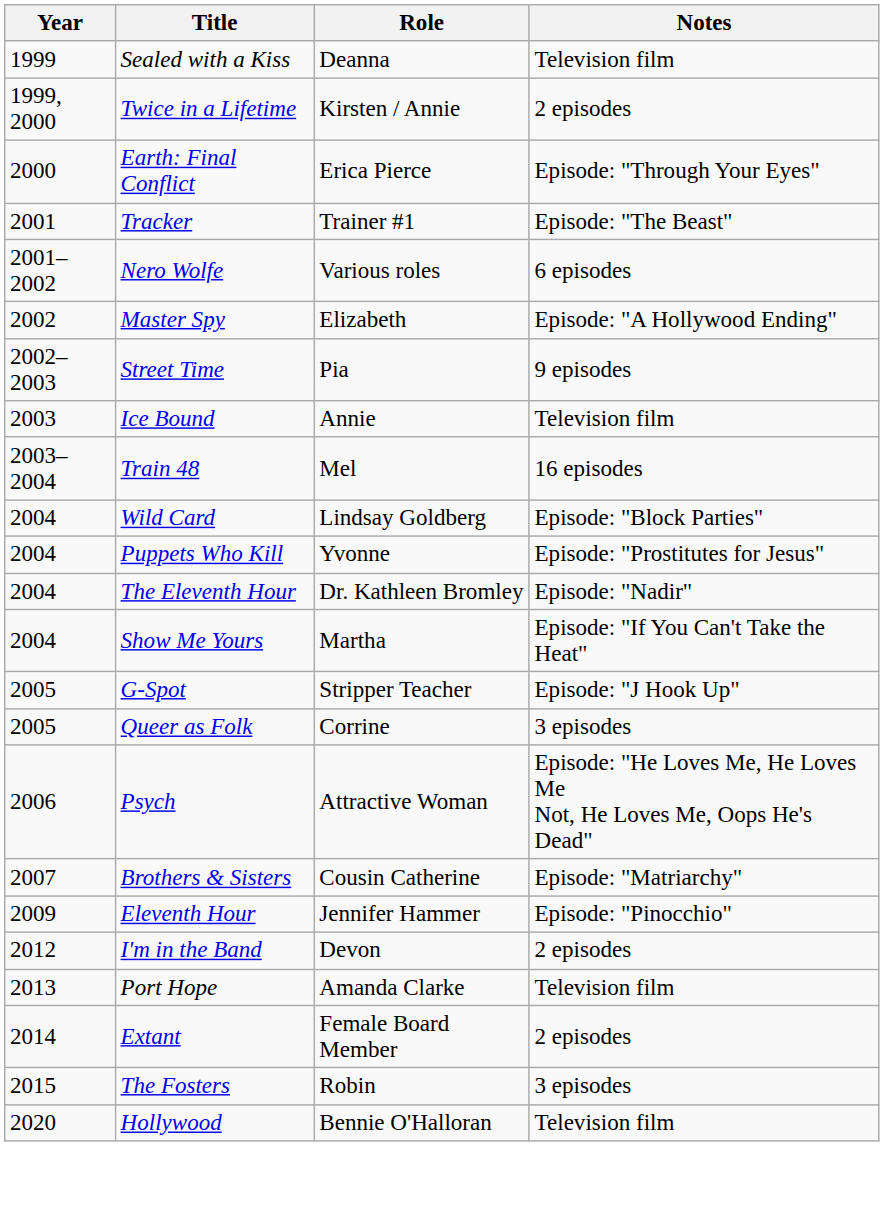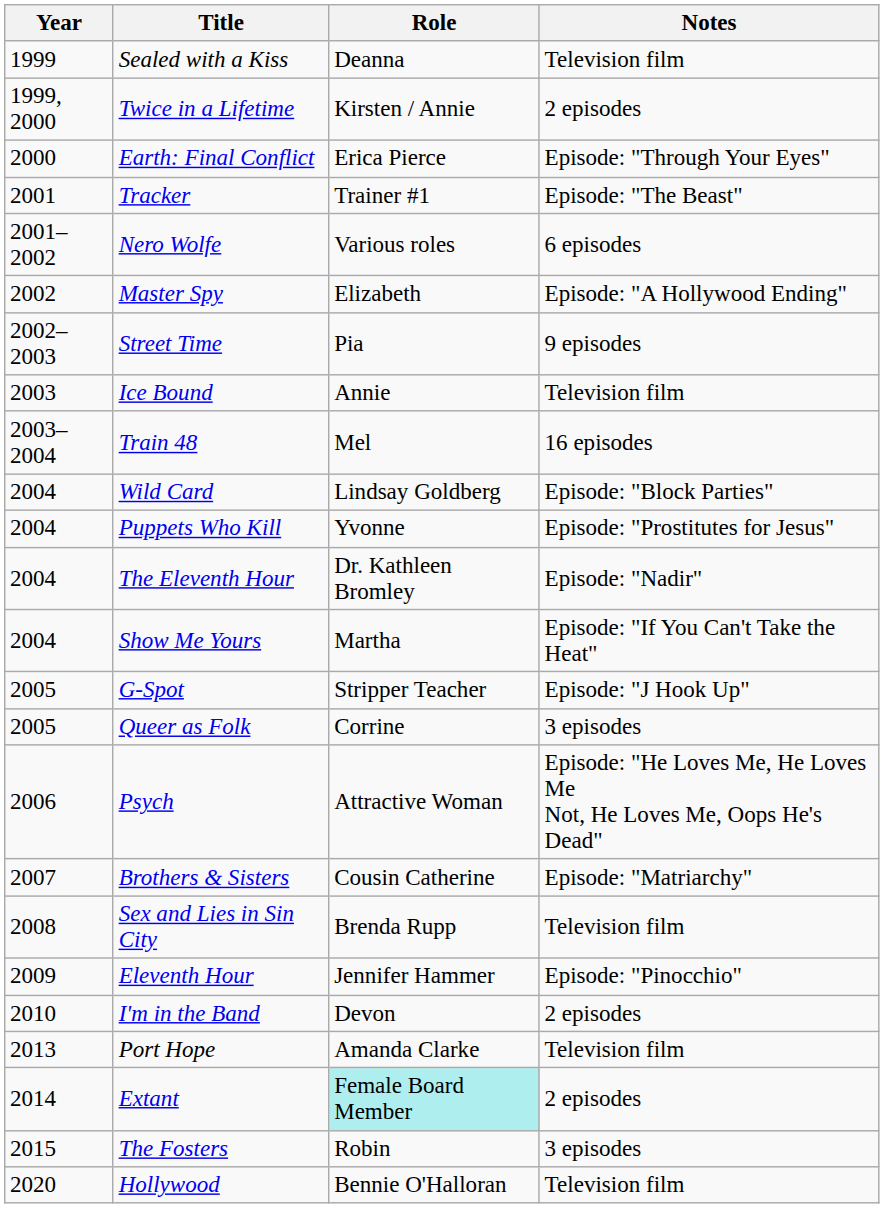+ row: (206, 926)
(33, 950) 2012 -> (33, 1012) 2010
(384, 1036) no background -> (399, 1098) paleturquoise background
